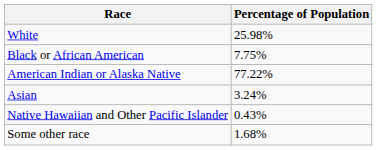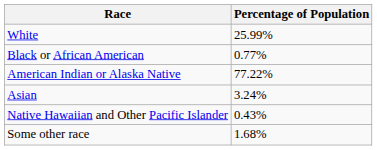(253, 34) 25.98% -> (253, 34) 25.99%
(250, 54) 7.75% -> (250, 54) 0.77%
